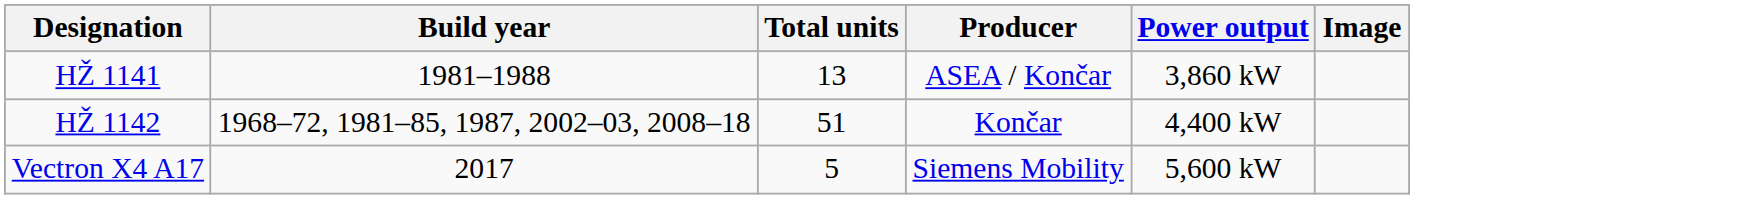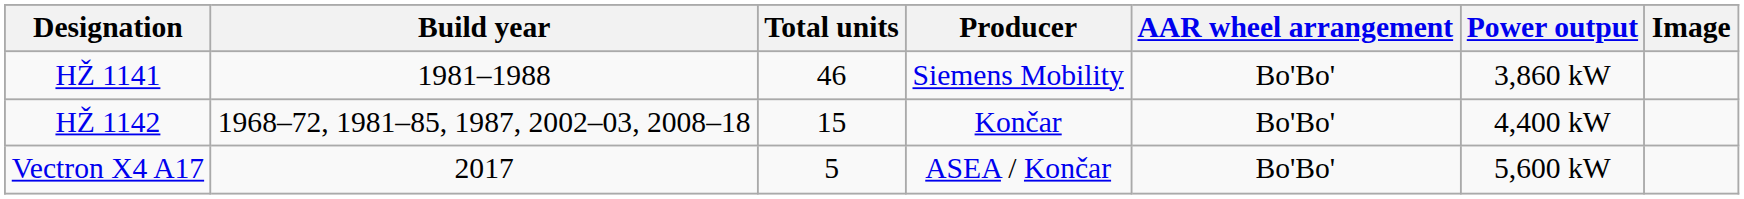+ column: (1295, 27)
(832, 74) 13 -> (832, 74) 46
(1018, 74) ASEA / Končar -> (1018, 74) Siemens Mobility
(832, 121) 51 -> (832, 121) 15
(1018, 168) Siemens Mobility -> (1018, 168) ASEA / Končar
